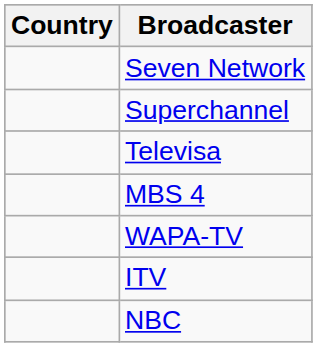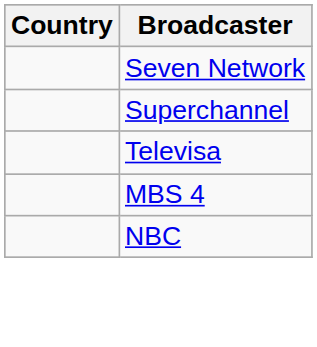- row: (184, 236)
- row: (146, 278)
